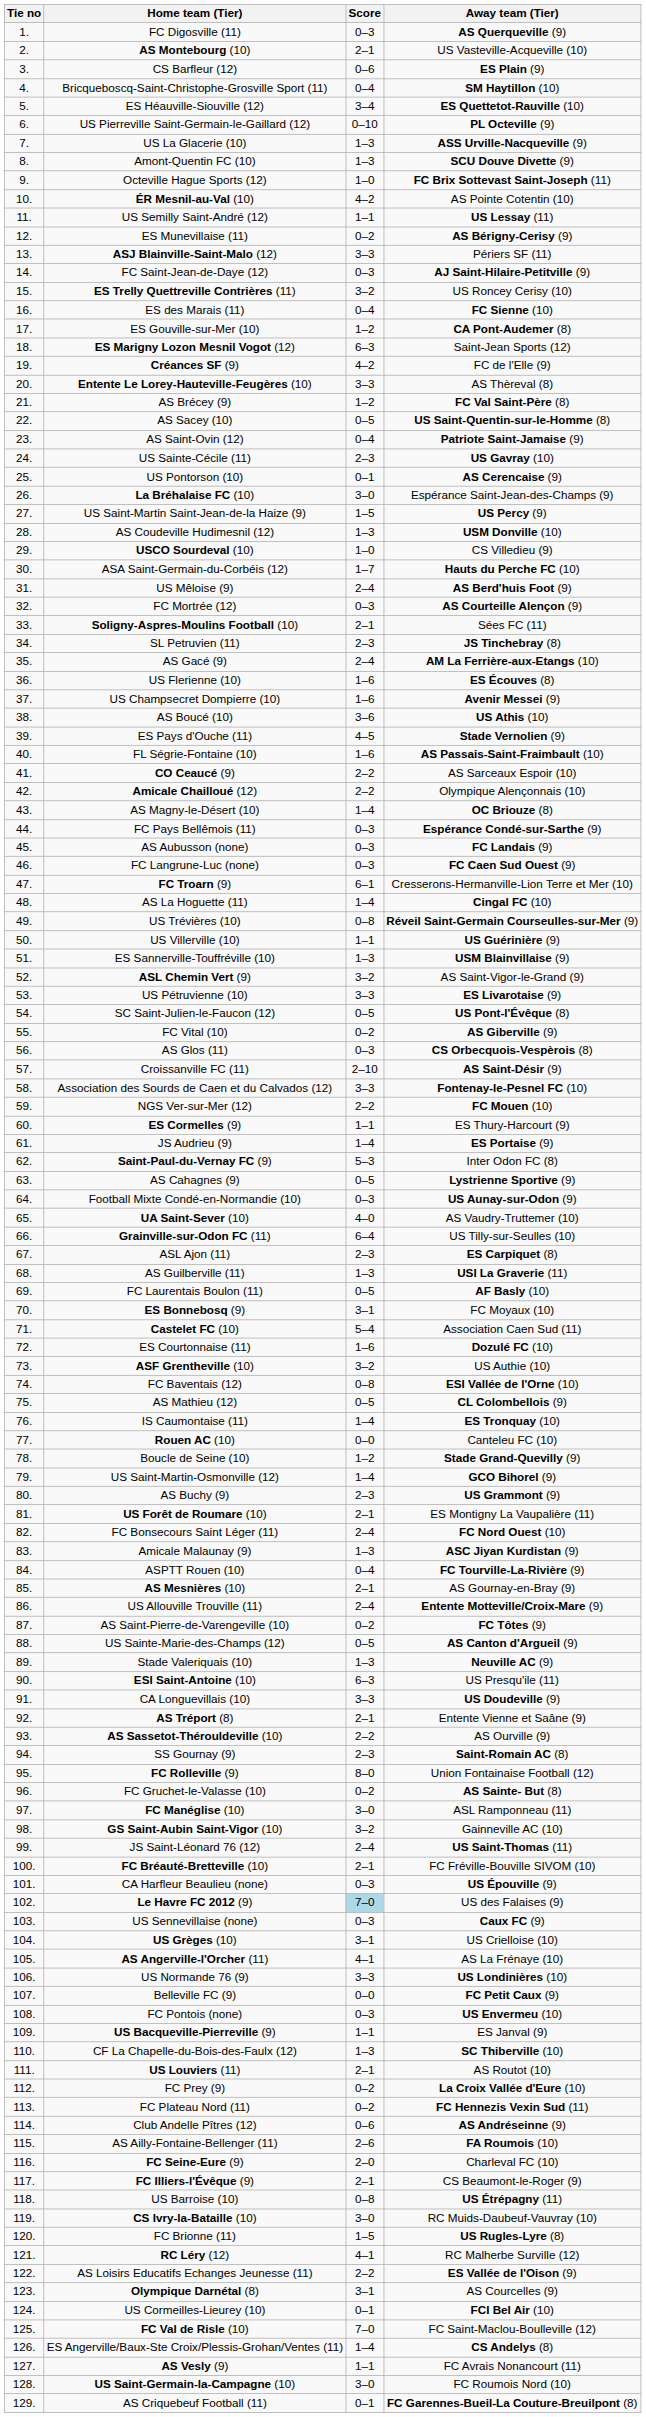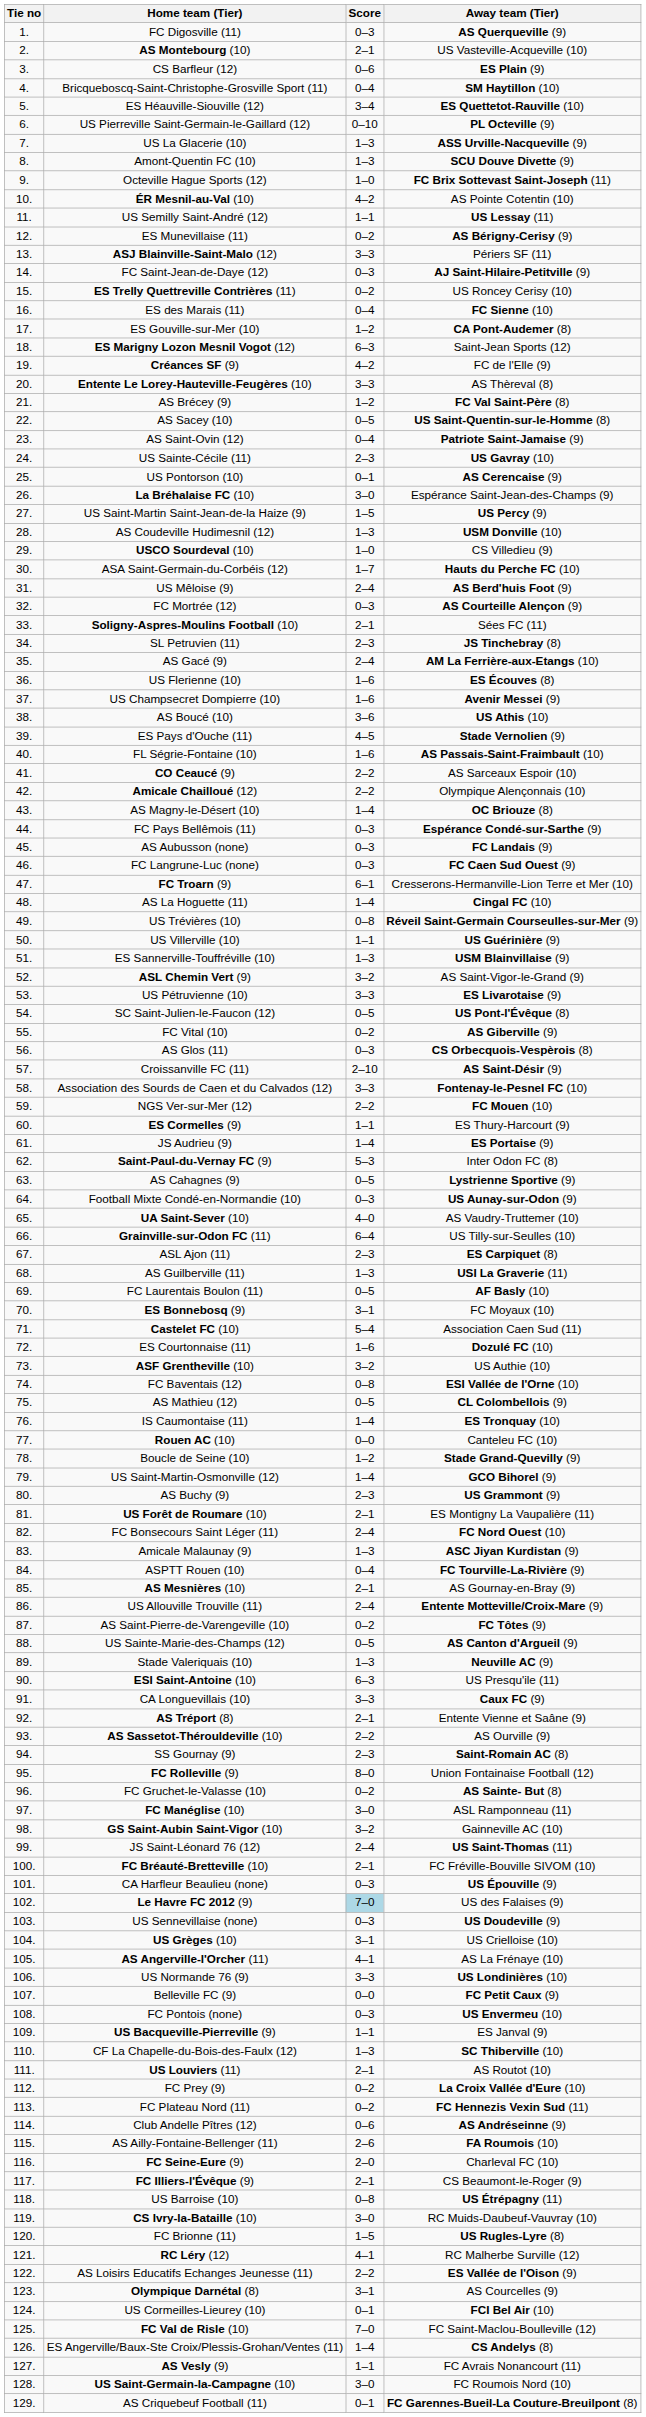(365, 291) 3–2 -> (365, 291) 0–2
(512, 1699) US Doudeville (9) -> (512, 1699) Caux FC (9)
(512, 1921) Caux FC (9) -> (512, 1921) US Doudeville (9)
